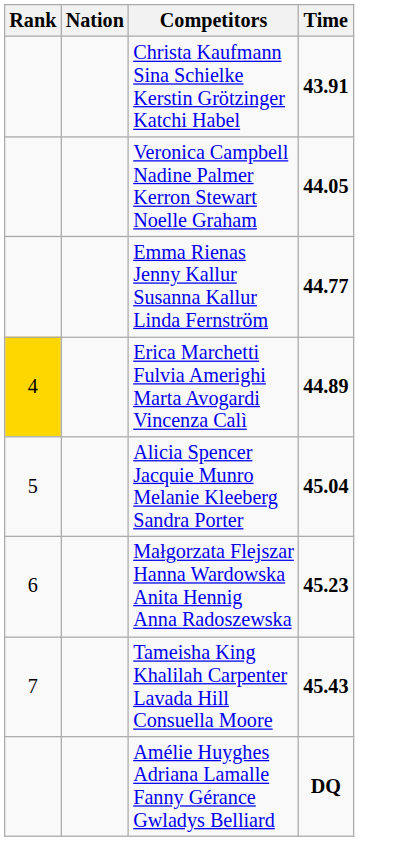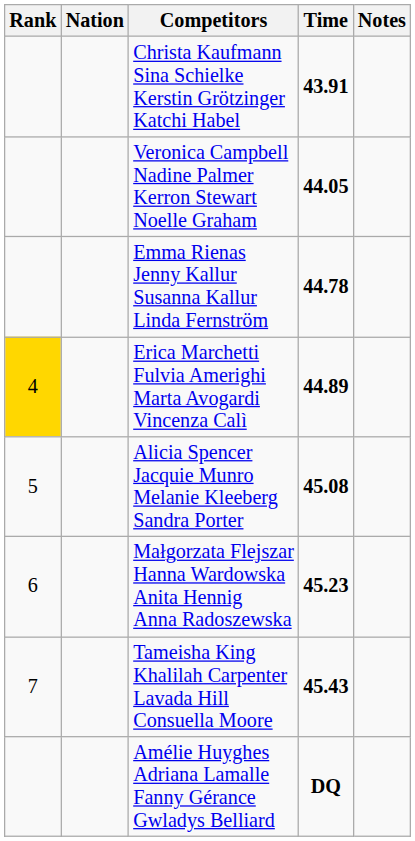+ column: (382, 20)
(326, 286) 44.77 -> (326, 286) 44.78
(326, 486) 45.04 -> (326, 486) 45.08
